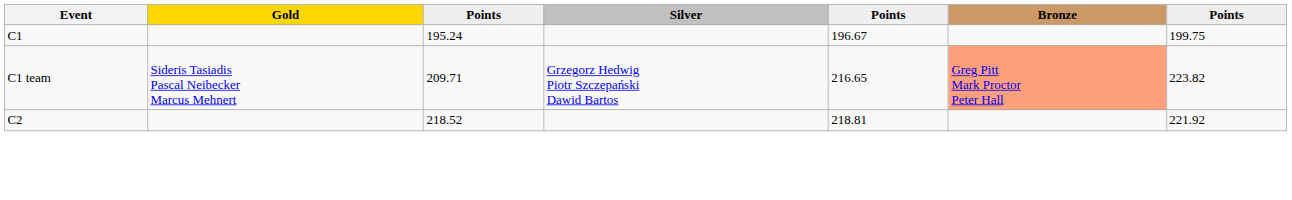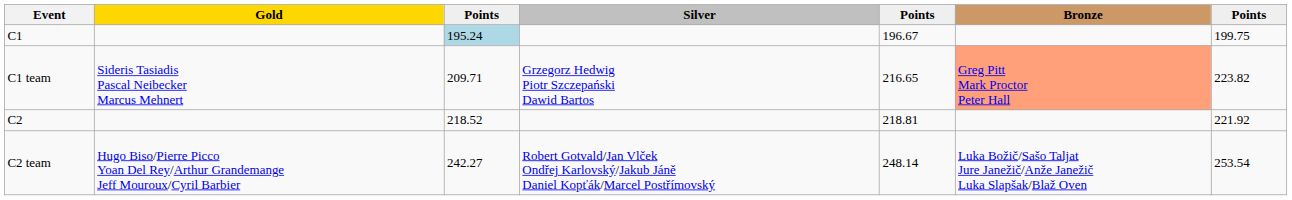(444, 35) no background -> (465, 35) lightblue background
+ row: (29, 162)
